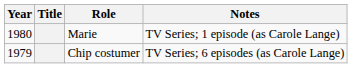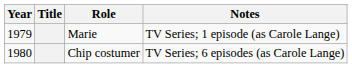(20, 33) 1980 -> (20, 33) 1979
(20, 53) 1979 -> (20, 53) 1980
